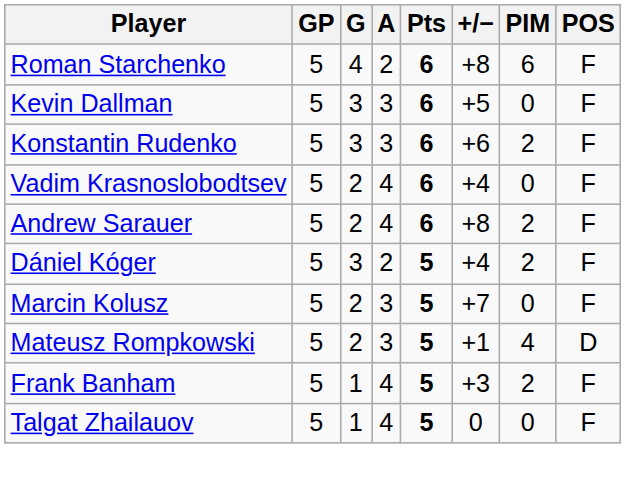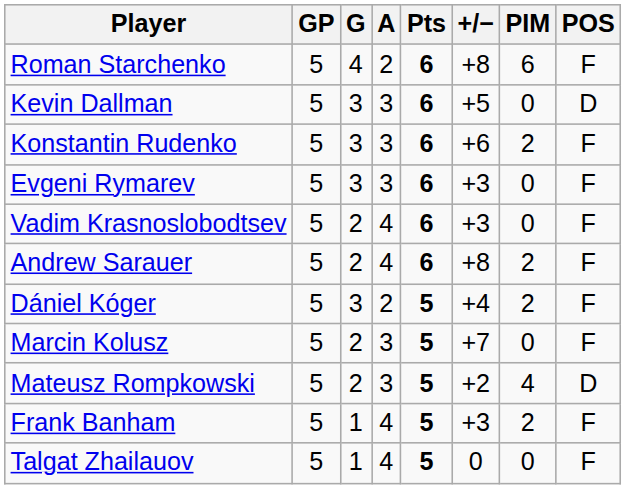(588, 104) F -> (588, 104) D
+ row: (103, 183)
(476, 183) +4 -> (476, 223) +3
(476, 343) +1 -> (476, 382) +2
